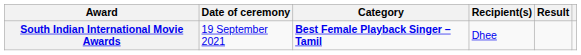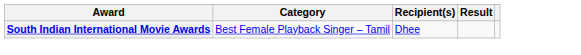- column: (246, 12)
(373, 35) bold -> (303, 29) normal
